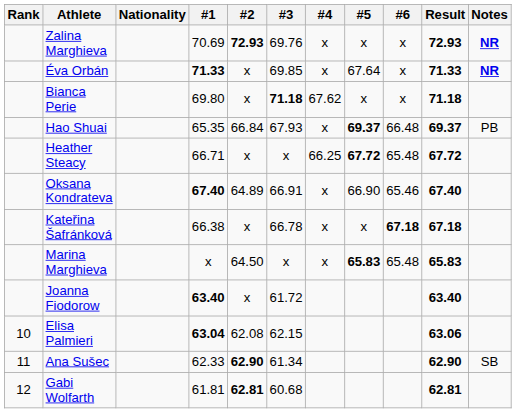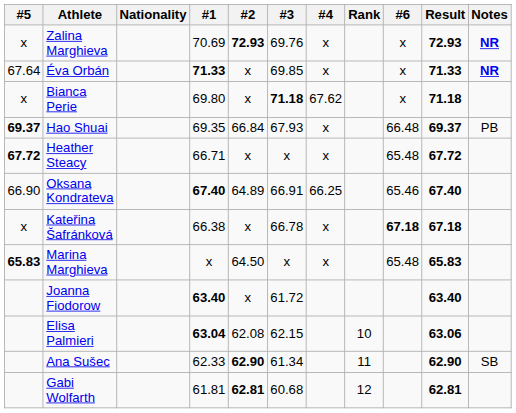columns swapped: (23, 14) <-> (364, 14)
(208, 127) 65.35 -> (209, 127) 69.35
(325, 155) 66.25 -> (326, 155) x
(325, 191) x -> (326, 191) 66.25
